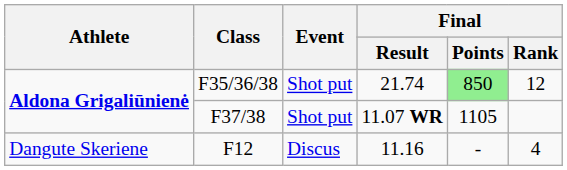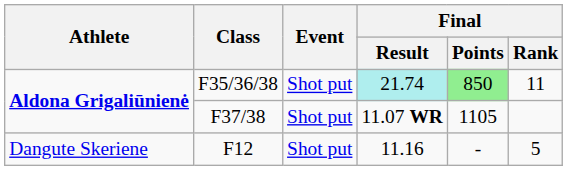(402, 85) no background -> (402, 85) paleturquoise background
(536, 85) 12 -> (536, 85) 11
(314, 149) Discus -> (320, 149) Shot put
(536, 149) 4 -> (536, 149) 5
